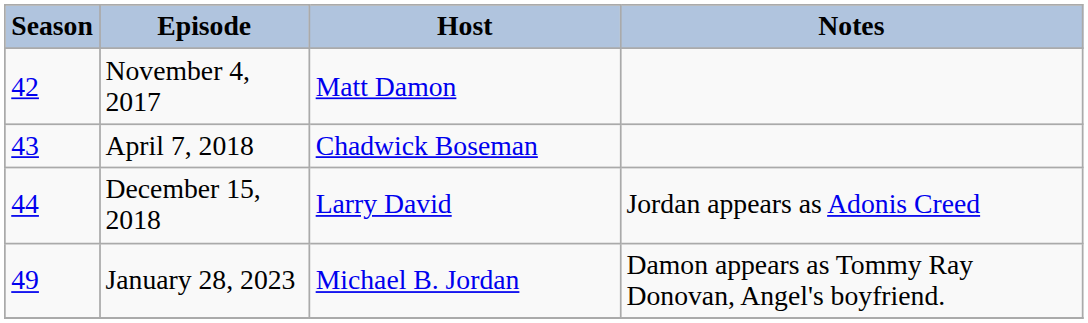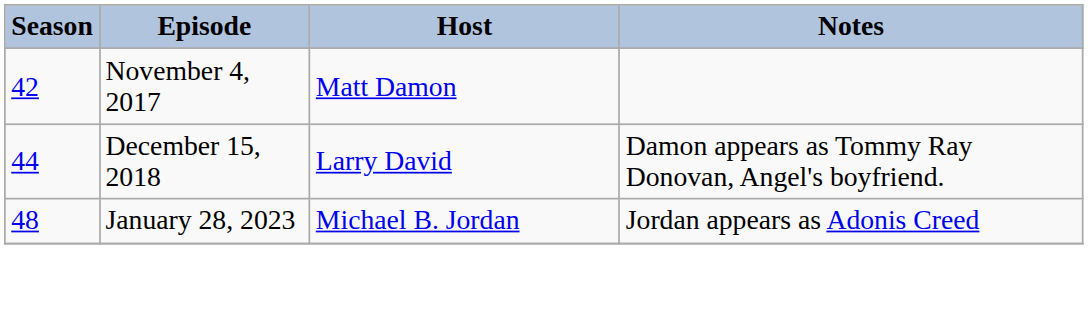- row: (180, 145)
(803, 204) Jordan appears as Adonis Creed -> (799, 160) Damon appears as Tommy Ray Donovan, Angel's boyfriend.
(25, 279) 49 -> (25, 220) 48
(800, 279) Damon appears as Tommy Ray Donovan, Angel's boyfriend. -> (803, 220) Jordan appears as Adonis Creed
